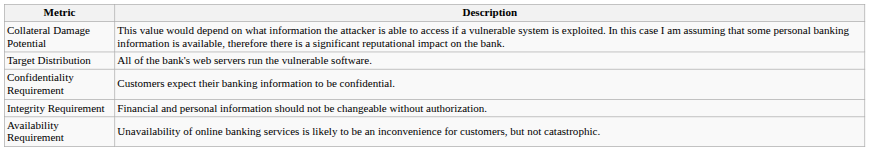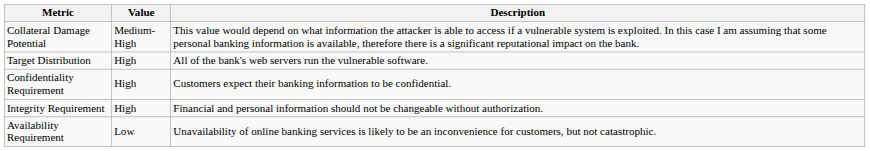+ column: (141, 13)
